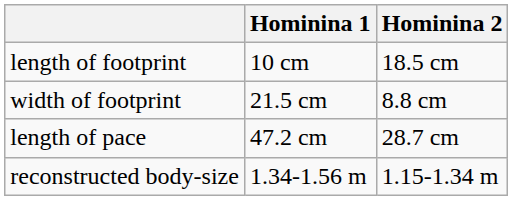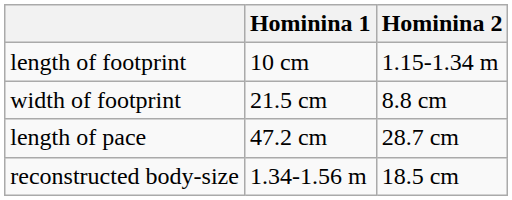(420, 61) 18.5 cm -> (440, 61) 1.15-1.34 m
(440, 175) 1.15-1.34 m -> (420, 175) 18.5 cm
